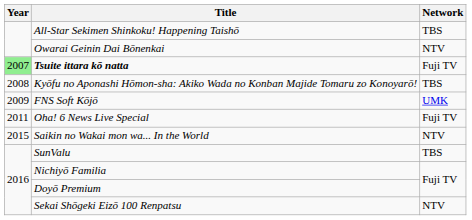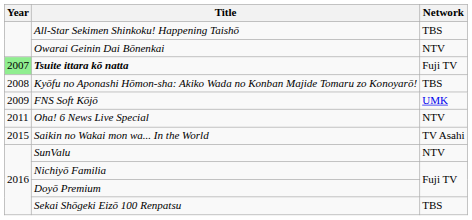(440, 118) Fuji TV -> (434, 118) NTV
(434, 135) NTV -> (443, 135) TV Asahi
(432, 153) TBS -> (434, 153) NTV
(434, 205) NTV -> (432, 205) TBS
